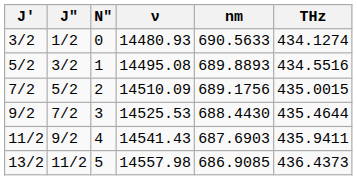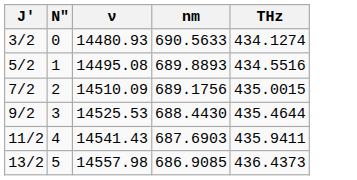- column: (69, 17)
